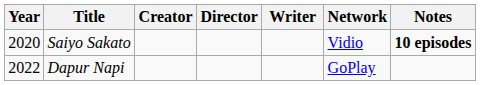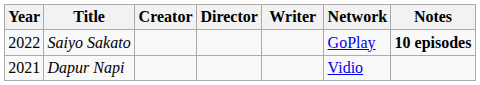(24, 42) 2020 -> (24, 42) 2022
(345, 42) Vidio -> (352, 42) GoPlay
(24, 67) 2022 -> (24, 67) 2021
(352, 67) GoPlay -> (345, 67) Vidio
